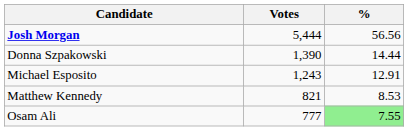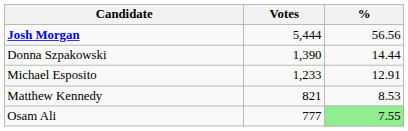(307, 75) 1,243 -> (307, 75) 1,233
